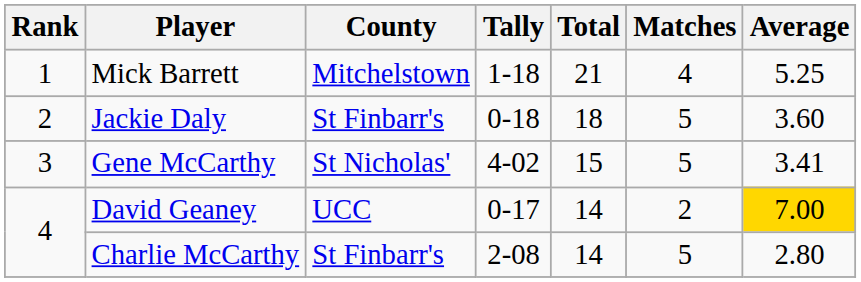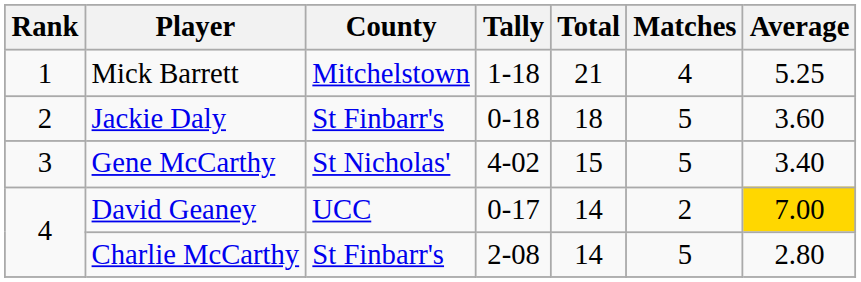(800, 163) 3.41 -> (800, 163) 3.40
